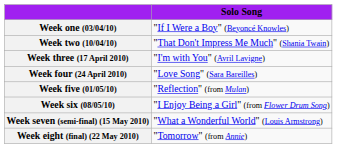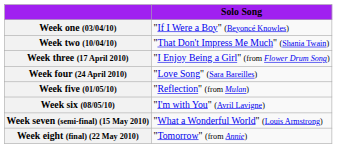(209, 58) "I'm with You" (Avril Lavigne) -> (242, 58) "I Enjoy Being a Girl" (from Flower Drum Song)
(242, 105) "I Enjoy Being a Girl" (from Flower Drum Song) -> (209, 105) "I'm with You" (Avril Lavigne)
